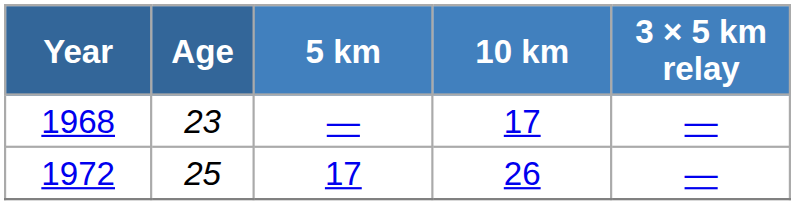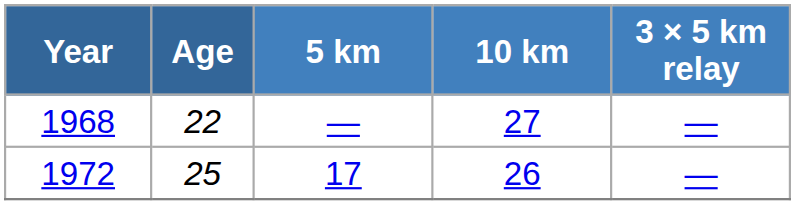(203, 121) 23 -> (203, 121) 22
(522, 121) 17 -> (522, 121) 27
